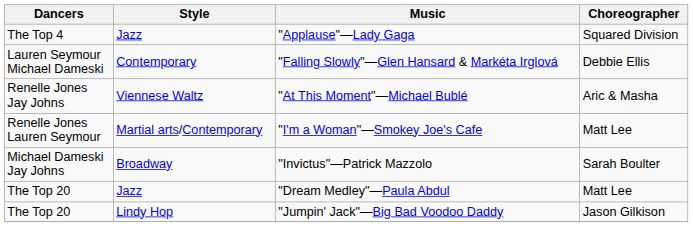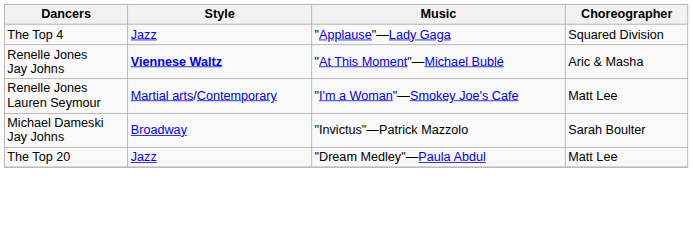- row: (418, 61)
(160, 95) normal -> (176, 61) bold
- row: (391, 211)
